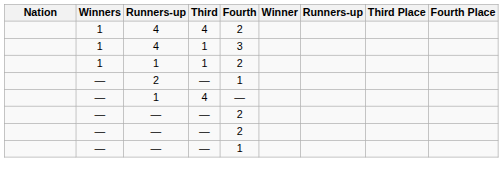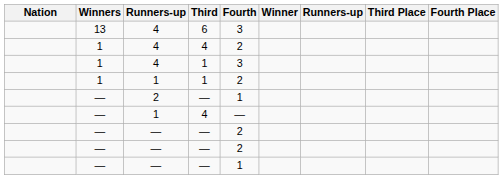+ row: (156, 30)
